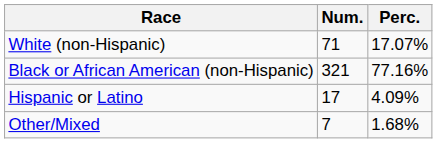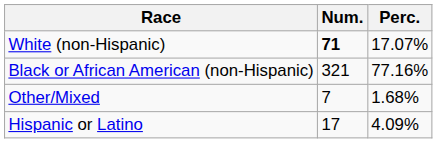(331, 44) normal -> (331, 44) bold
rows swapped: (54, 124) <-> (76, 97)
